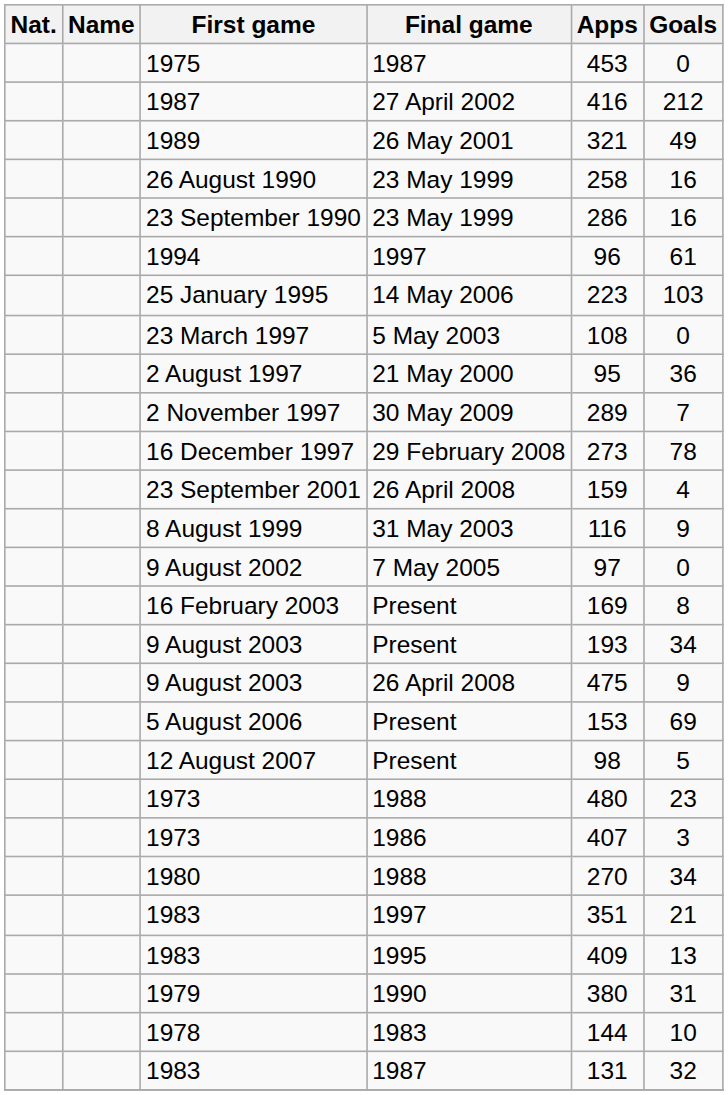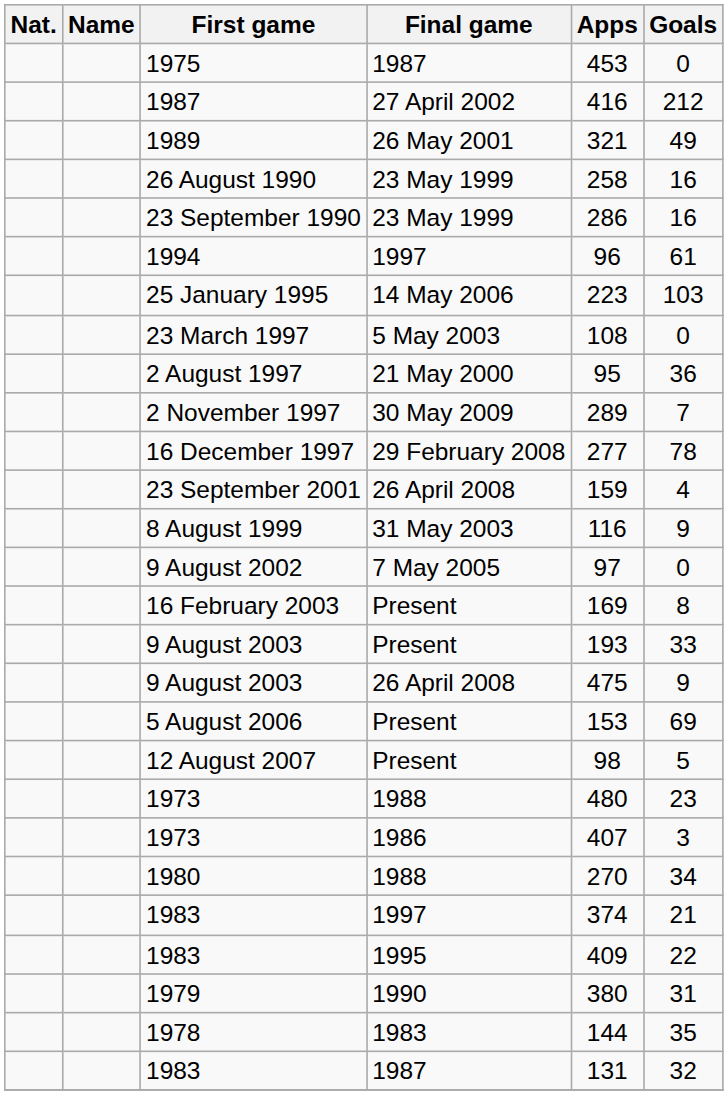(607, 451) 273 -> (607, 451) 277
(683, 644) 34 -> (683, 644) 33
(607, 915) 351 -> (607, 915) 374
(683, 954) 13 -> (683, 954) 22
(683, 1032) 10 -> (683, 1032) 35
